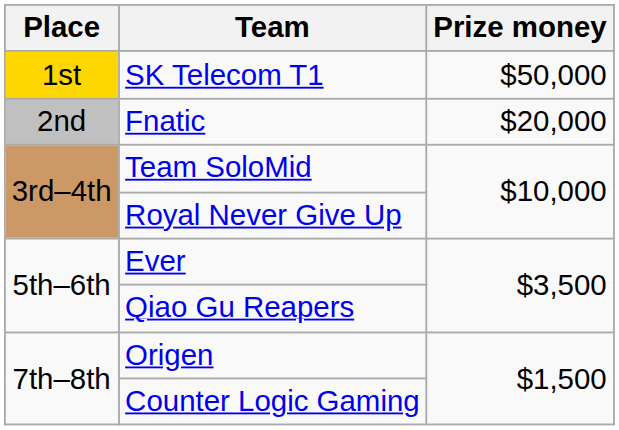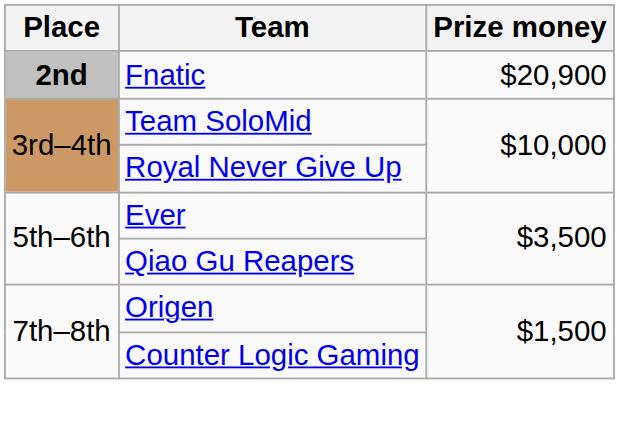- row: (224, 74)
(62, 121) normal -> (62, 74) bold
(553, 121) $20,000 -> (553, 74) $20,900
